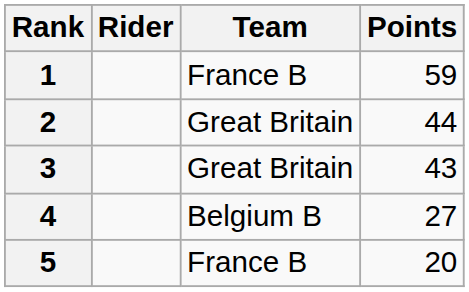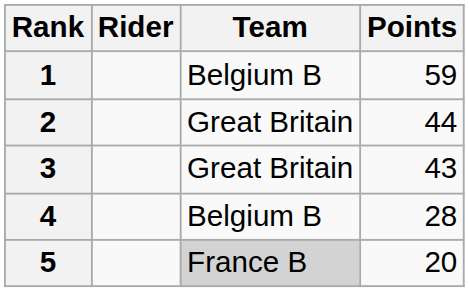(247, 74) France B -> (255, 74) Belgium B
(441, 215) 27 -> (441, 215) 28
(247, 262) no background -> (247, 262) lightgrey background
